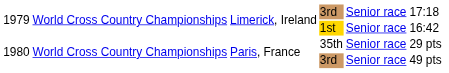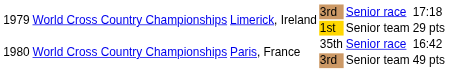(376, 28) Senior race -> (378, 28) Senior team
(424, 28) 16:42 -> (429, 28) 29 pts
(426, 44) 29 pts -> (427, 44) 16:42
(376, 60) Senior race -> (378, 60) Senior team
